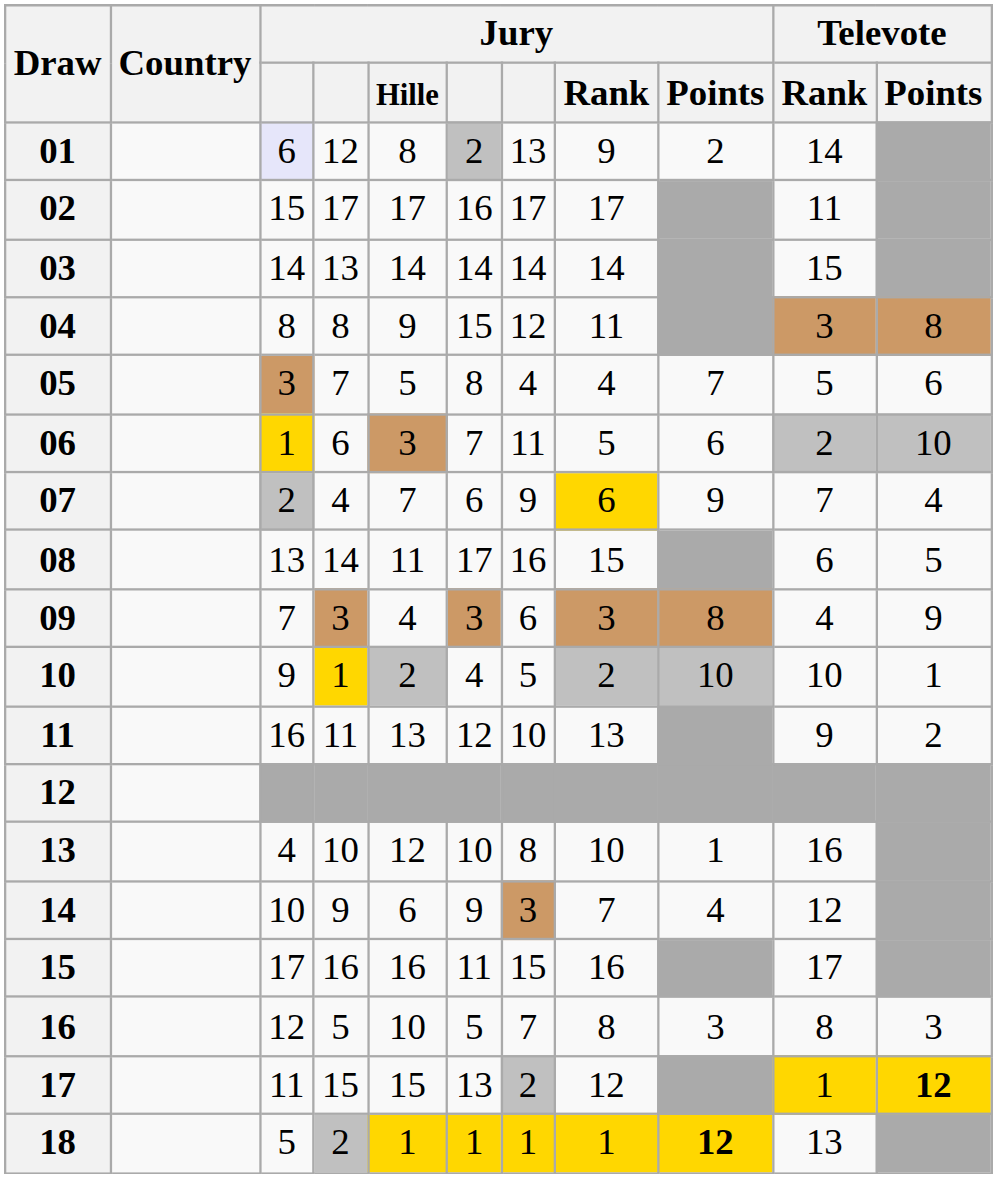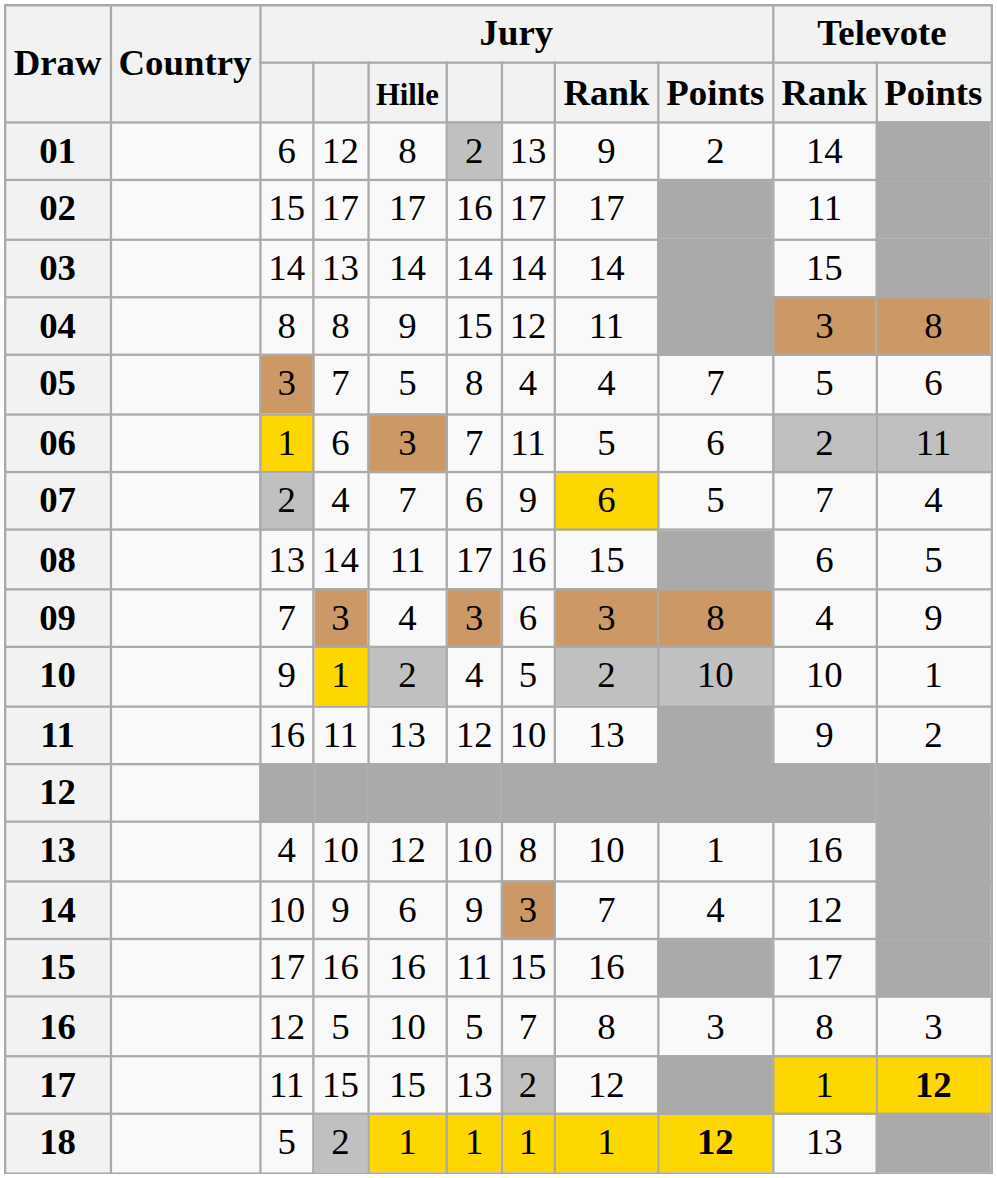(287, 150) lavender background -> (287, 150) no background
(933, 442) 10 -> (933, 442) 11
(715, 500) 9 -> (715, 500) 5
